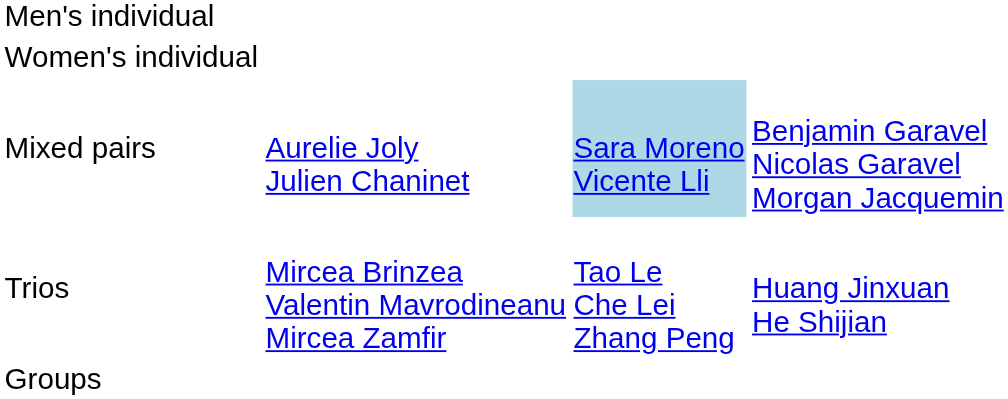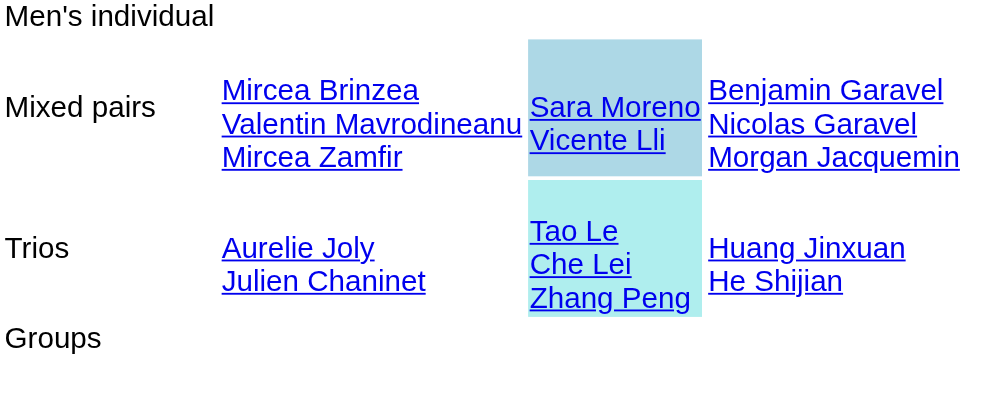- row: (131, 57)
(368, 164) Aurelie Joly Julien Chaninet -> (372, 124) Mircea Brinzea Valentin Mavrodineanu Mircea Zamfir
(416, 305) Mircea Brinzea Valentin Mavrodineanu Mircea Zamfir -> (324, 264) Aurelie Joly Julien Chaninet
(654, 305) no background -> (610, 264) paleturquoise background
